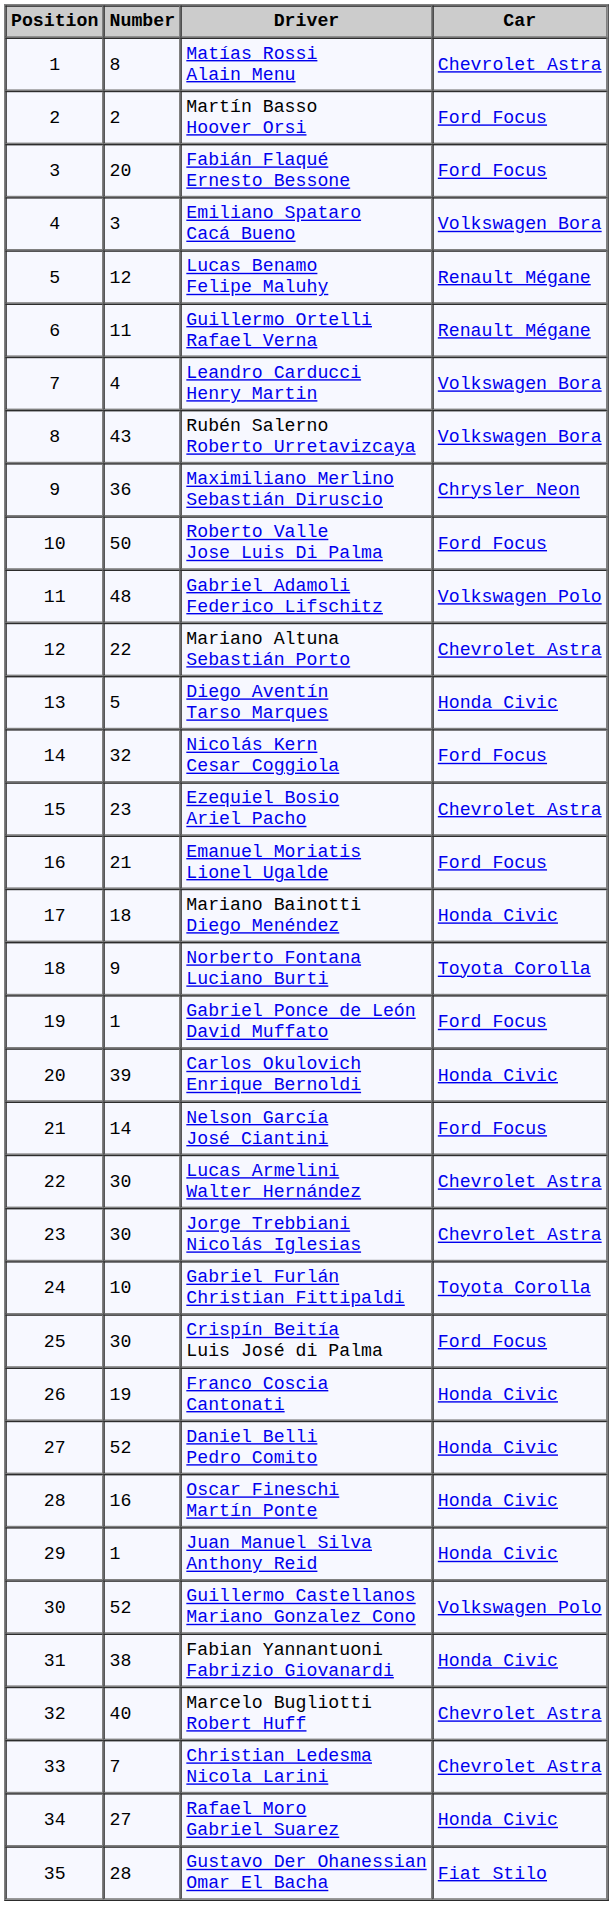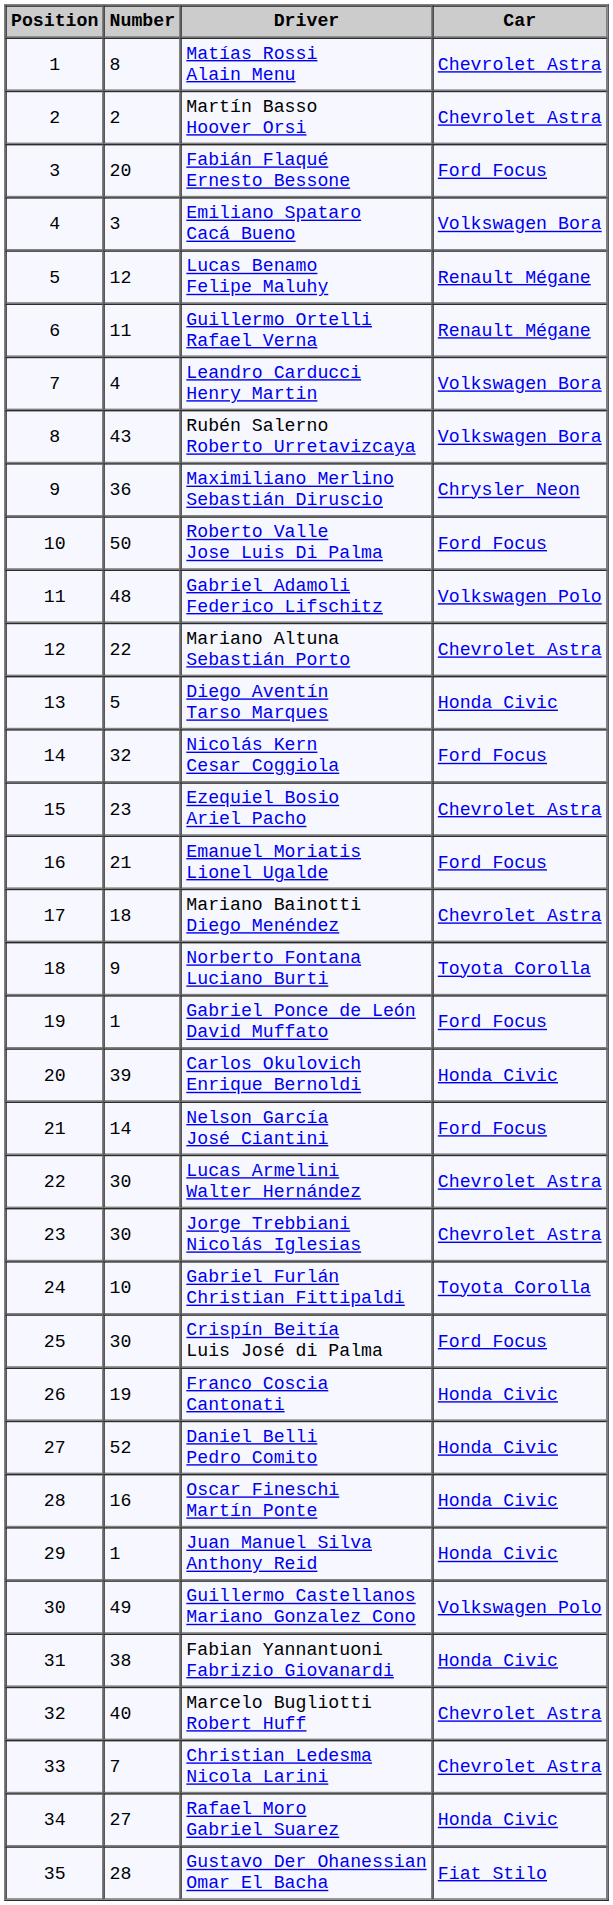(492, 117) Ford Focus -> (520, 117) Chevrolet Astra
(498, 915) Honda Civic -> (520, 915) Chevrolet Astra
(121, 1607) 52 -> (121, 1607) 49
